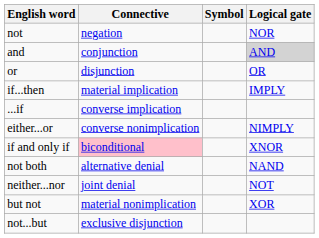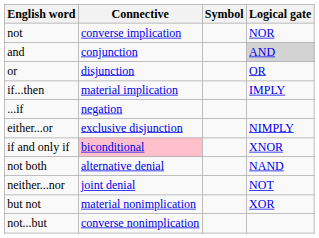(102, 33) negation -> (131, 33) converse implication
(131, 109) converse implication -> (102, 109) negation
(140, 128) converse nonimplication -> (132, 128) exclusive disjunction
(132, 223) exclusive disjunction -> (140, 223) converse nonimplication
